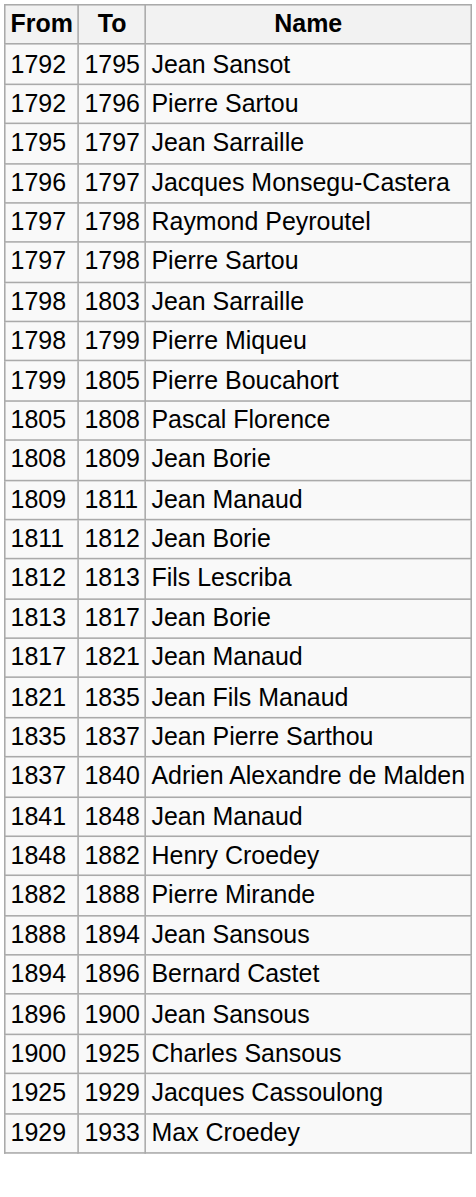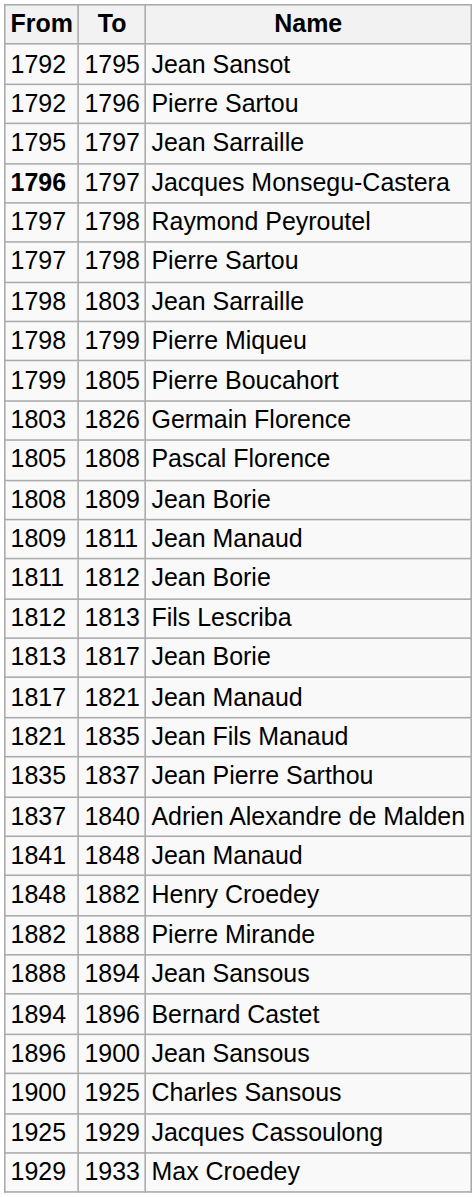(38, 182) normal -> (38, 182) bold
+ row: (112, 420)
